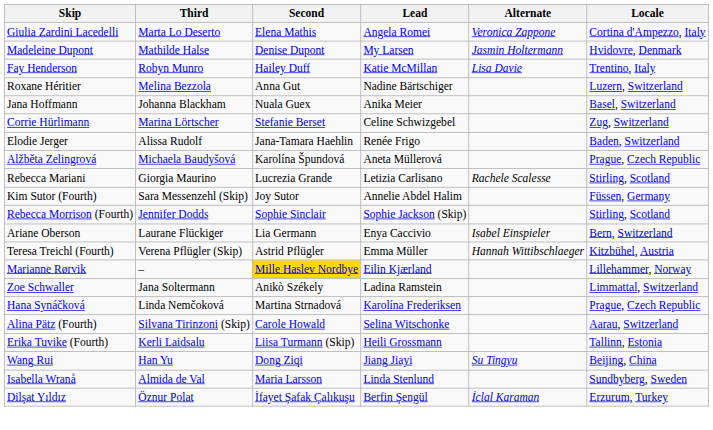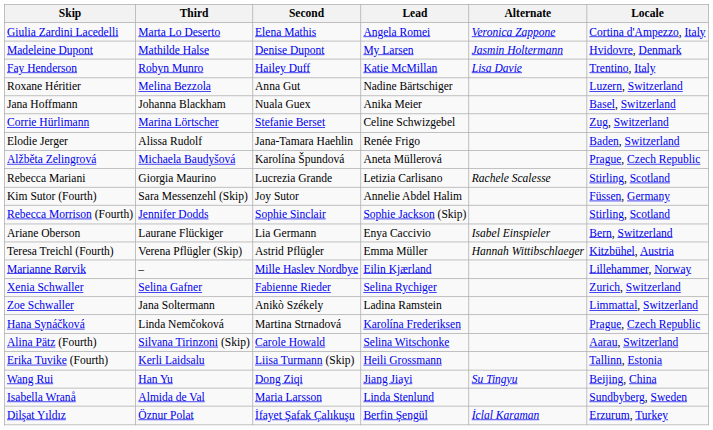(307, 269) gold background -> (307, 269) no background
+ row: (45, 287)
